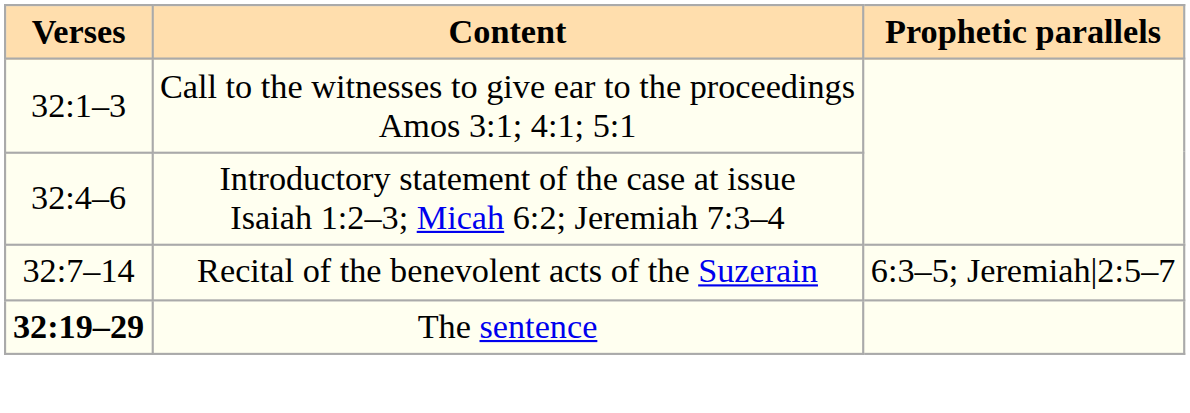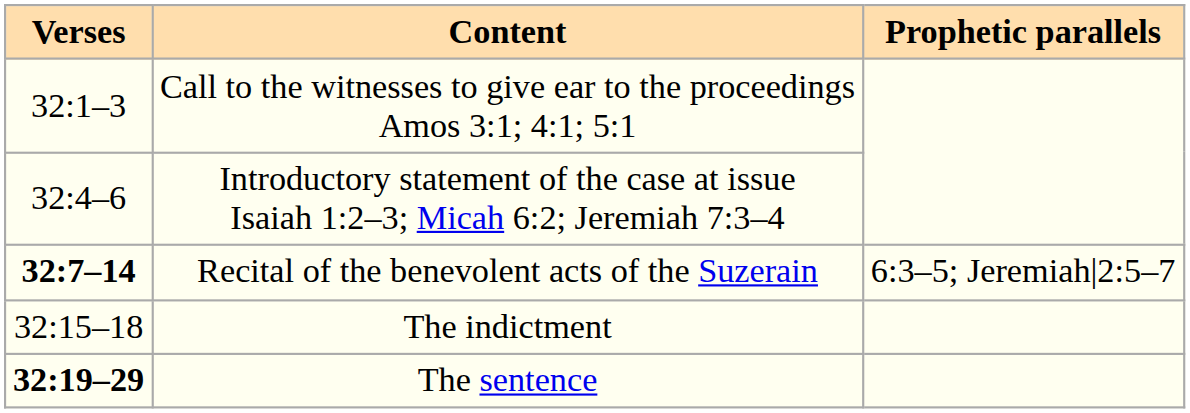(79, 271) normal -> (79, 271) bold
+ row: (508, 325)
